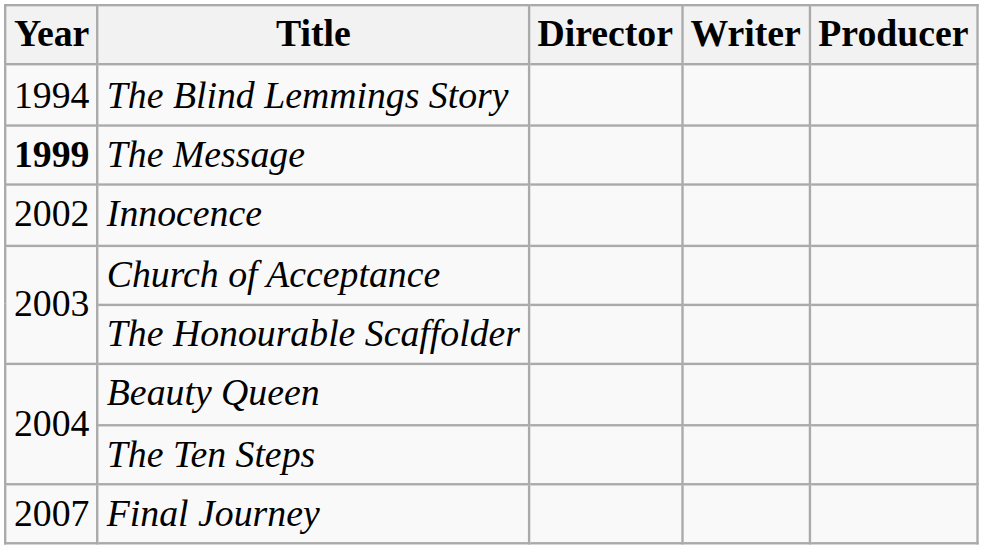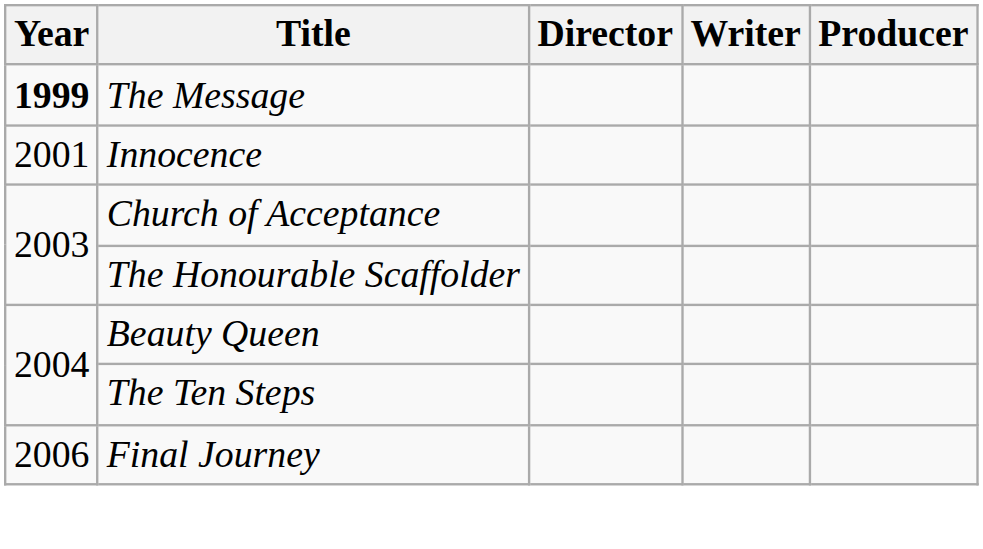- row: (308, 94)
(52, 214) 2002 -> (52, 154) 2001
(52, 513) 2007 -> (52, 453) 2006
